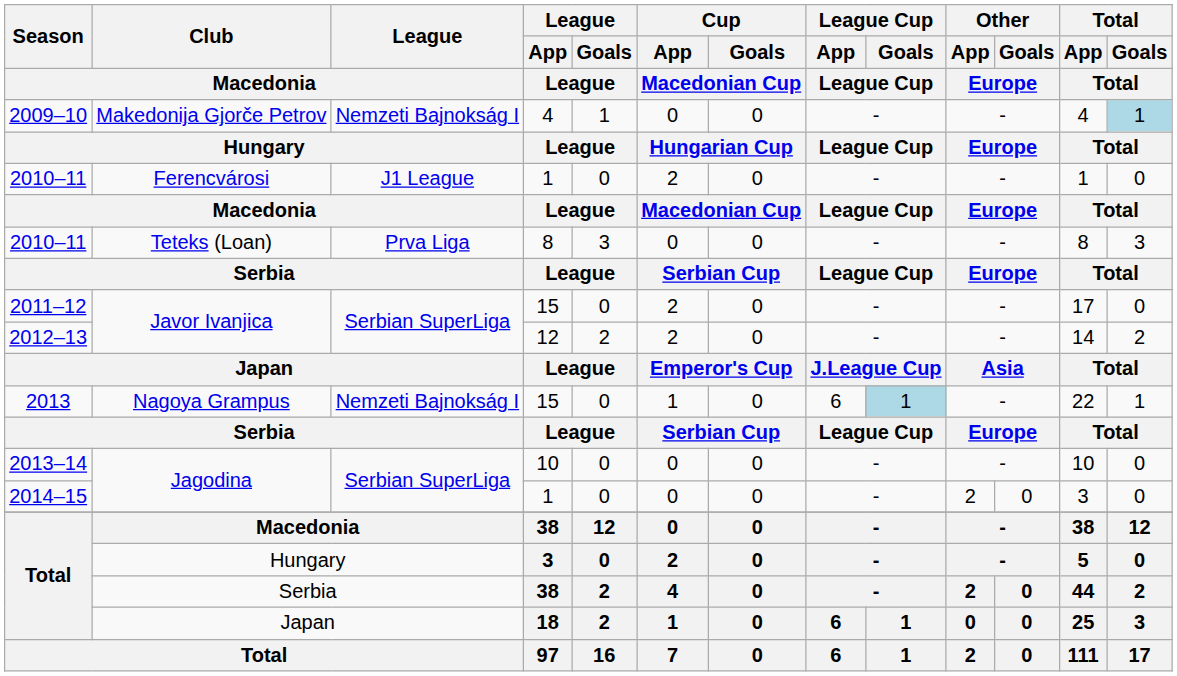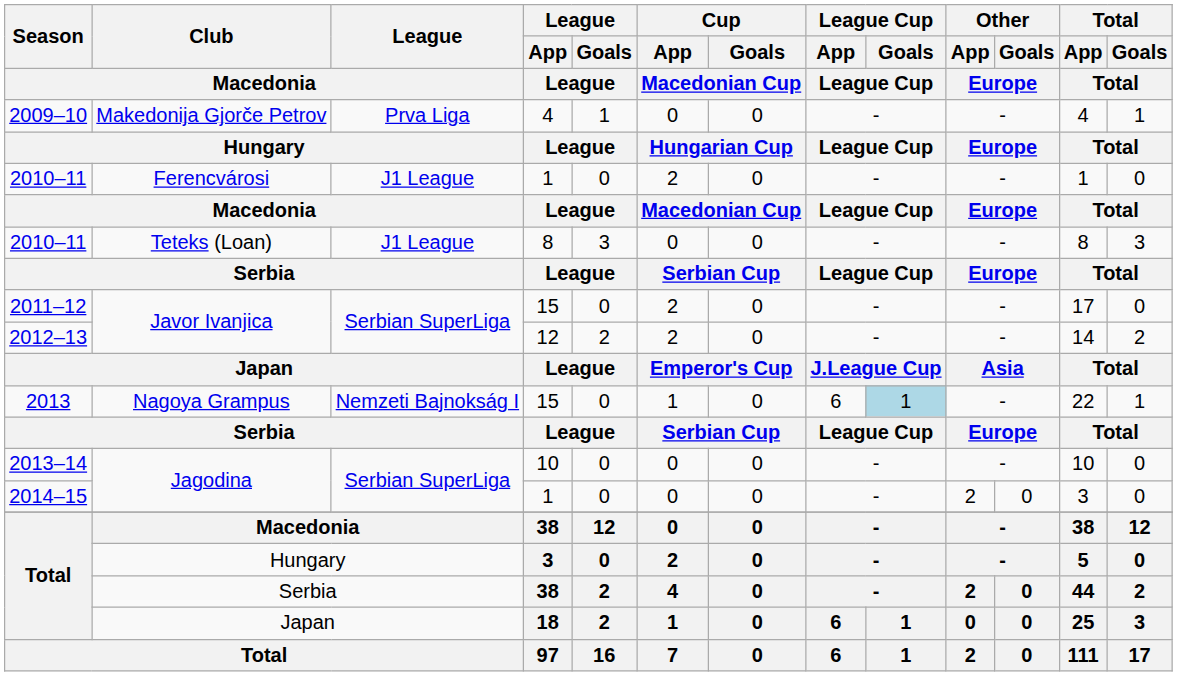(427, 115) Nemzeti Bajnokság I -> (427, 115) Prva Liga
(1140, 115) lightblue background -> (1140, 115) no background
(427, 242) Prva Liga -> (427, 242) J1 League
